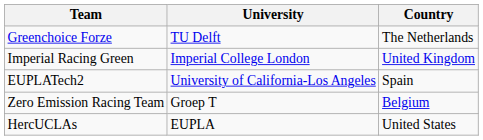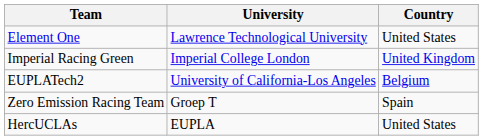+ row: (44, 37)
- row: (60, 37)
(398, 80) Spain -> (406, 80) Belgium
(406, 102) Belgium -> (398, 102) Spain
